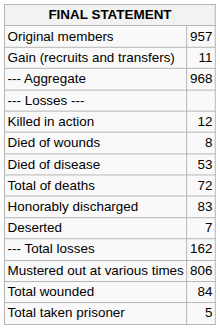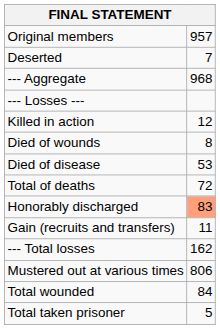rows swapped: (91, 57) <-> (35, 228)
(205, 206) no background -> (205, 206) lightsalmon background
